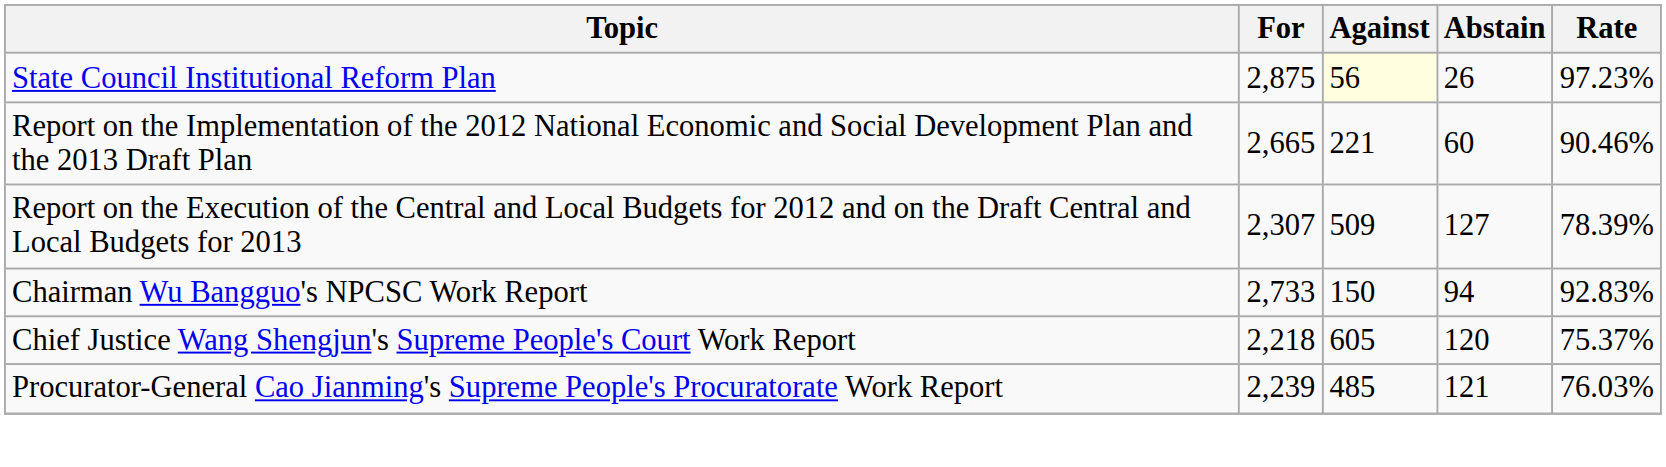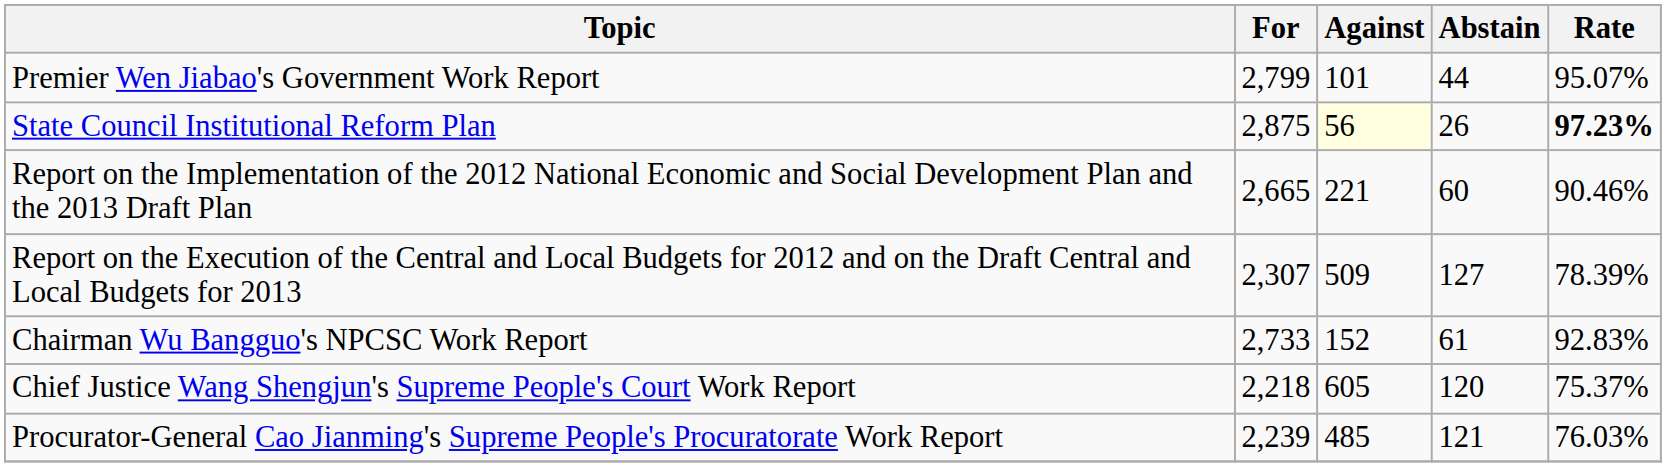+ row: (306, 77)
(1607, 77) normal -> (1604, 125) bold
(1352, 291) 150 -> (1347, 339) 152
(1459, 291) 94 -> (1454, 339) 61
